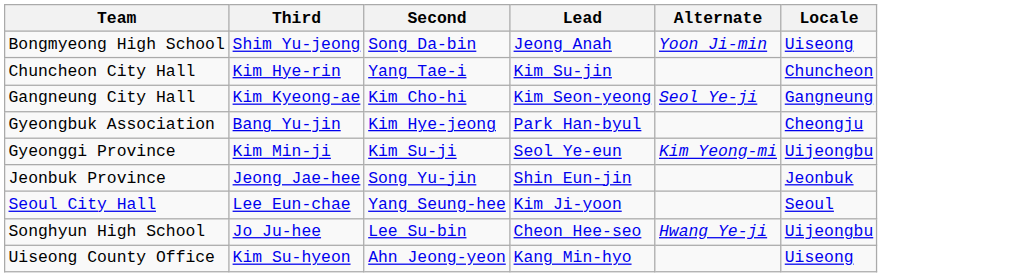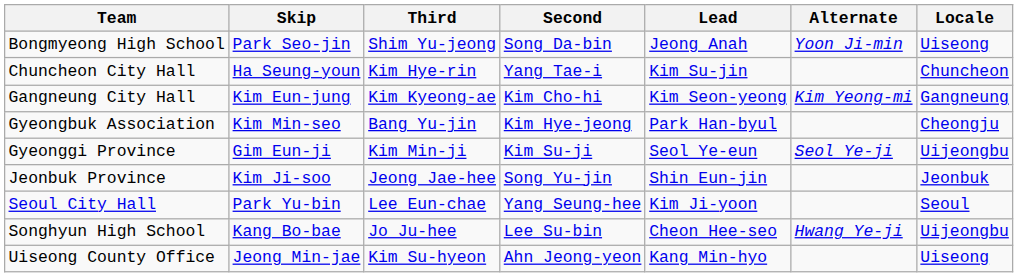+ column: (296, 18)
(708, 98) Seol Ye-ji -> (854, 98) Kim Yeong-mi
(718, 151) Kim Yeong-mi -> (844, 151) Seol Ye-ji
